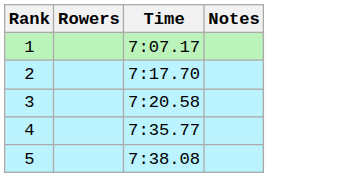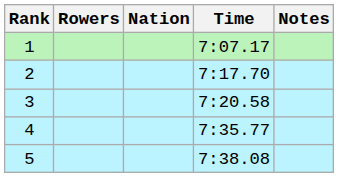+ column: (159, 19)
